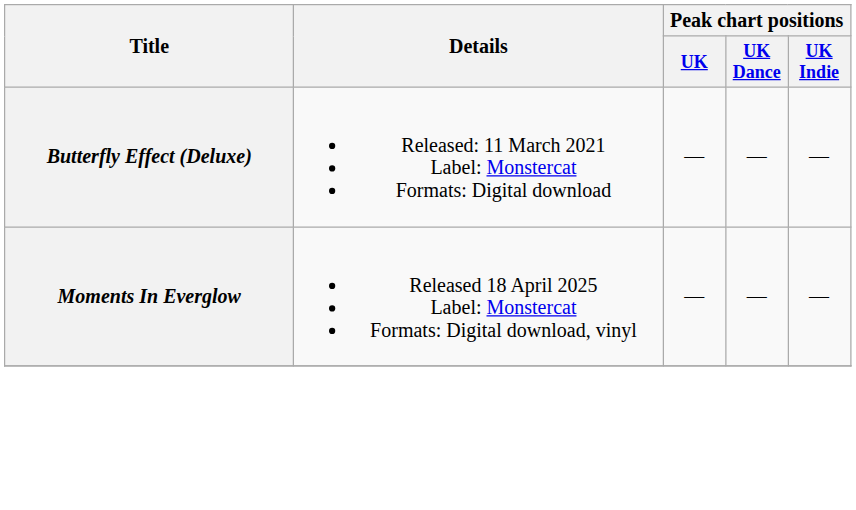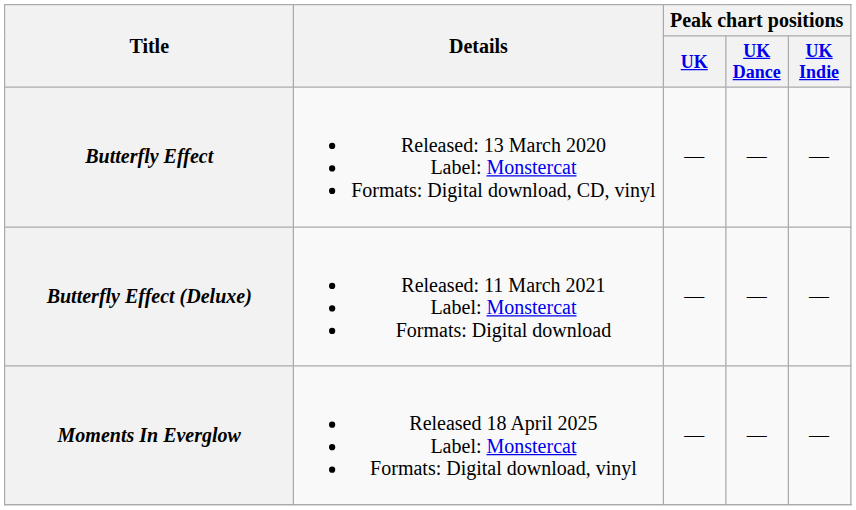+ row: (149, 156)
